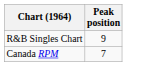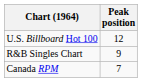+ row: (52, 38)
